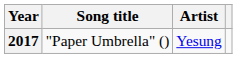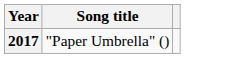- column: (199, 16)
